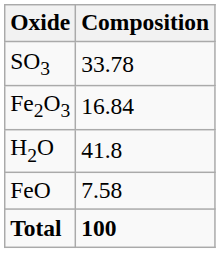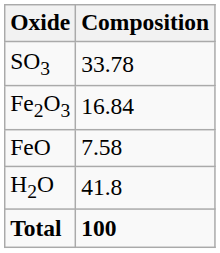rows swapped: (30, 190) <-> (32, 150)
